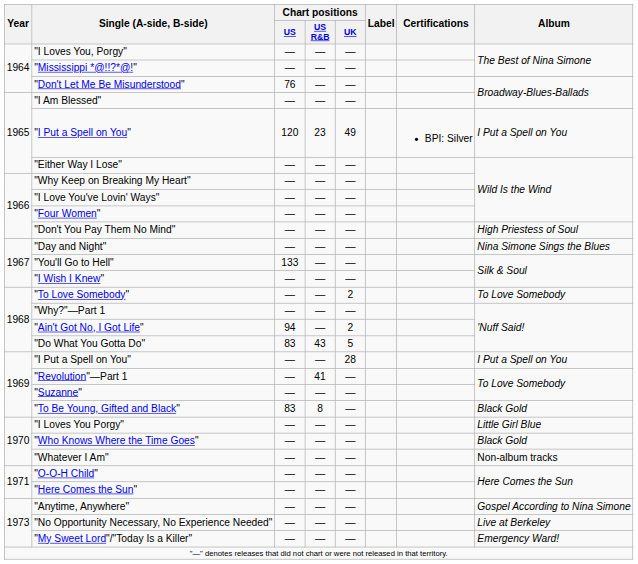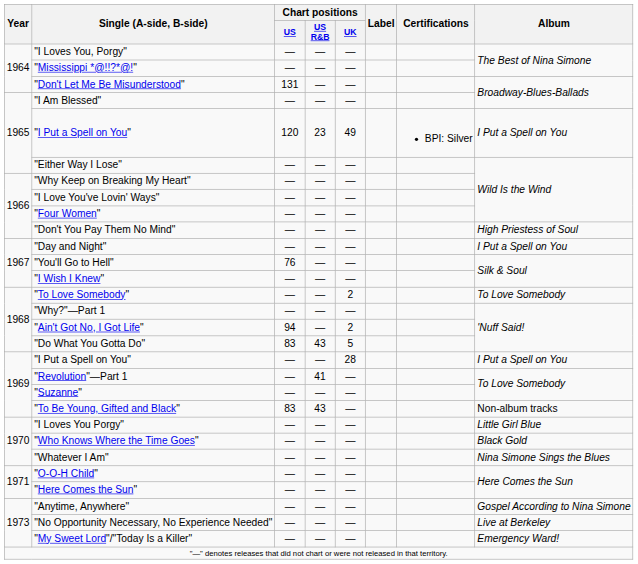(290, 84) 76 -> (290, 84) 131
(544, 246) Nina Simone Sings the Blues -> (522, 246) I Put a Spell on You
(290, 262) 133 -> (290, 262) 76
(320, 408) 8 -> (320, 408) 43
(502, 408) Black Gold -> (517, 408) Non-album tracks
(517, 457) Non-album tracks -> (544, 457) Nina Simone Sings the Blues
